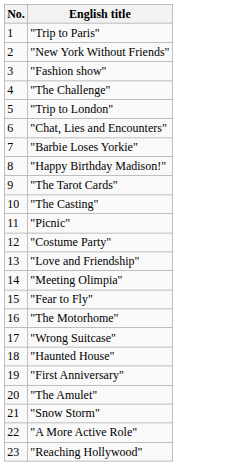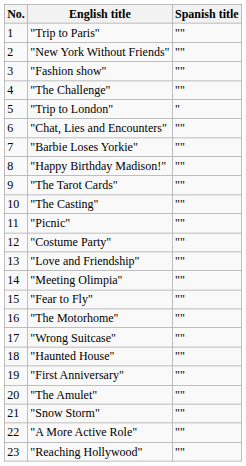+ column: (207, 14)
